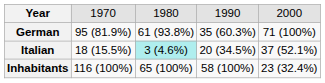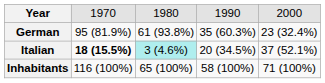(289, 31) 71 (100%) -> (289, 31) 23 (32.4%)
(103, 50) normal -> (103, 50) bold
(289, 68) 23 (32.4%) -> (289, 68) 71 (100%)
